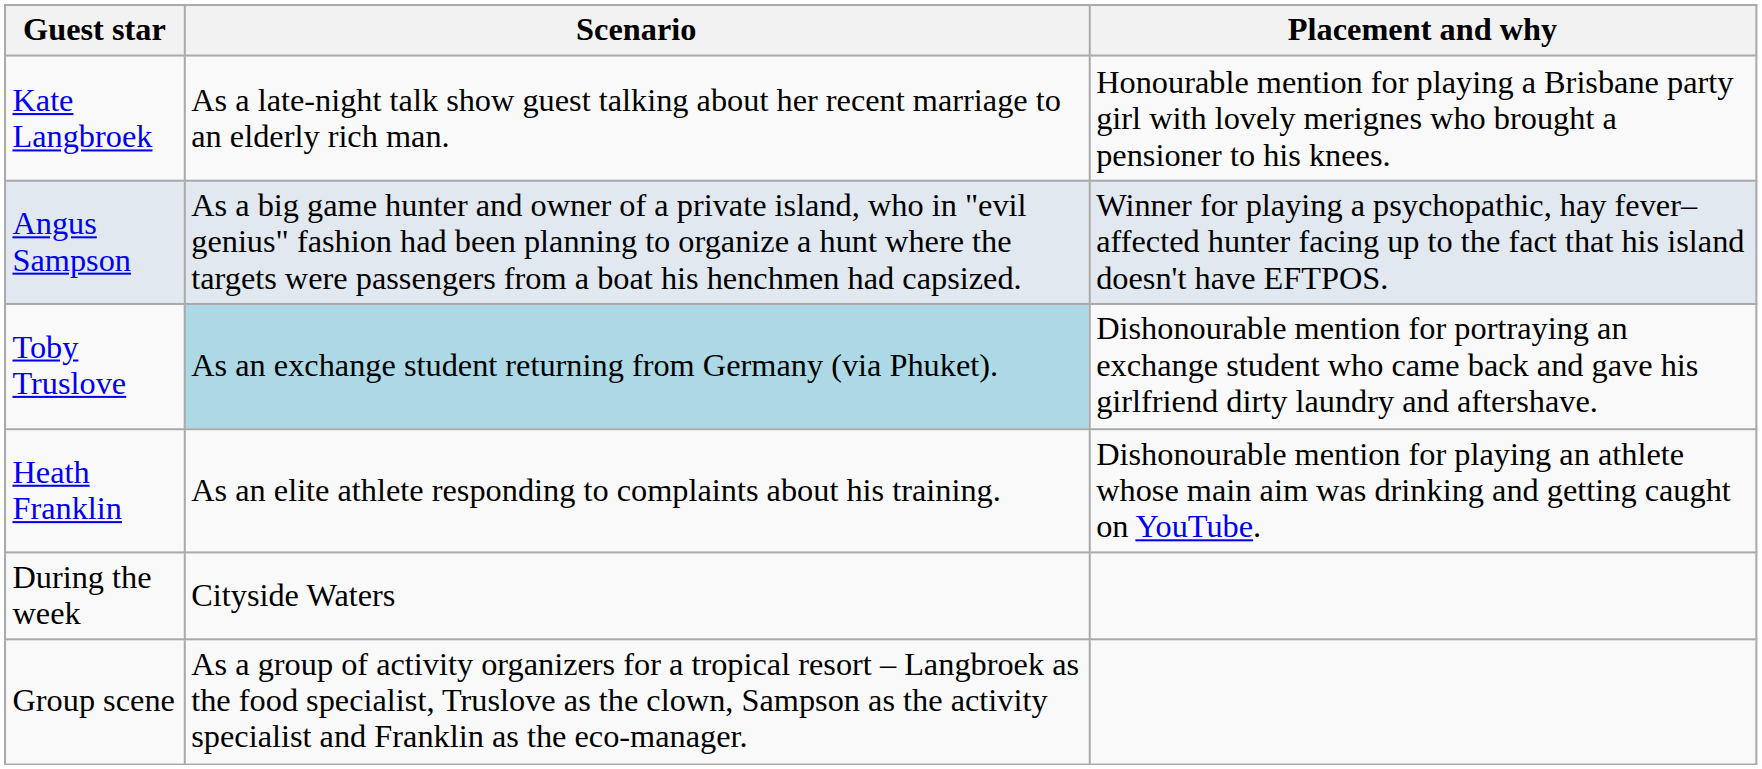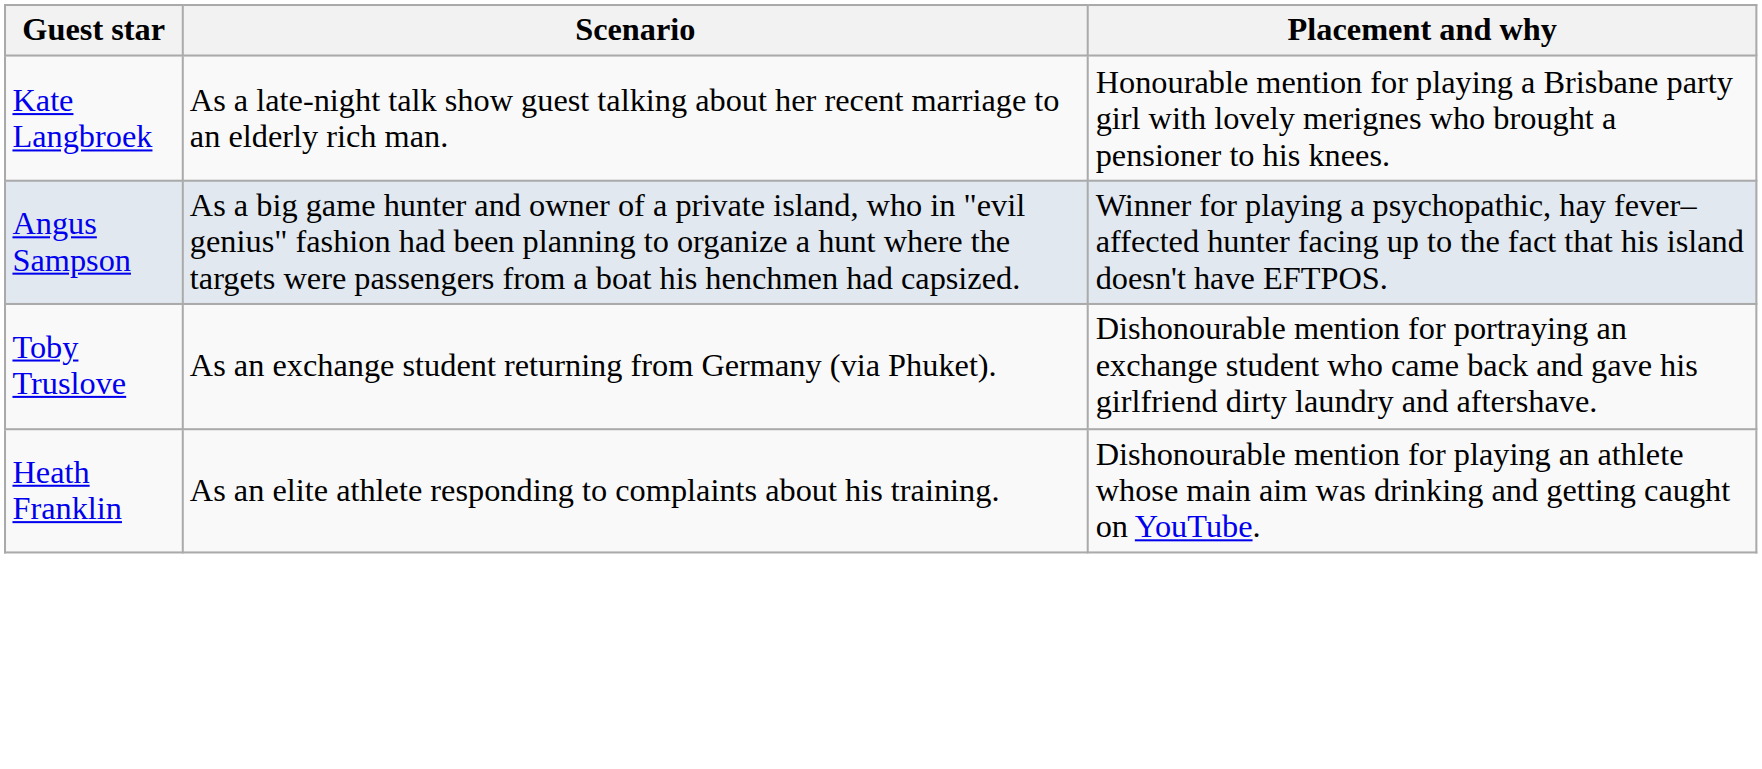(595, 365) lightblue background -> (593, 365) no background
- row: (82, 595)
- row: (94, 701)
